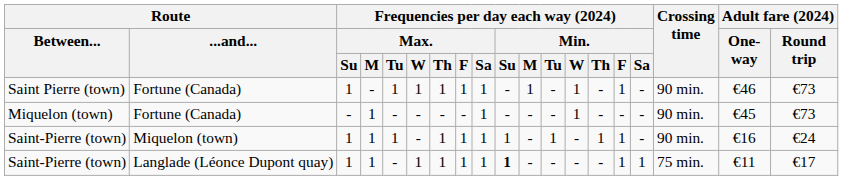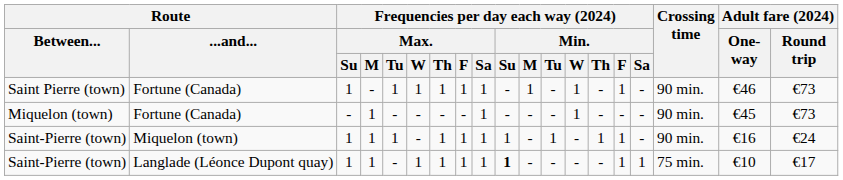(744, 162) €11 -> (744, 162) €10
